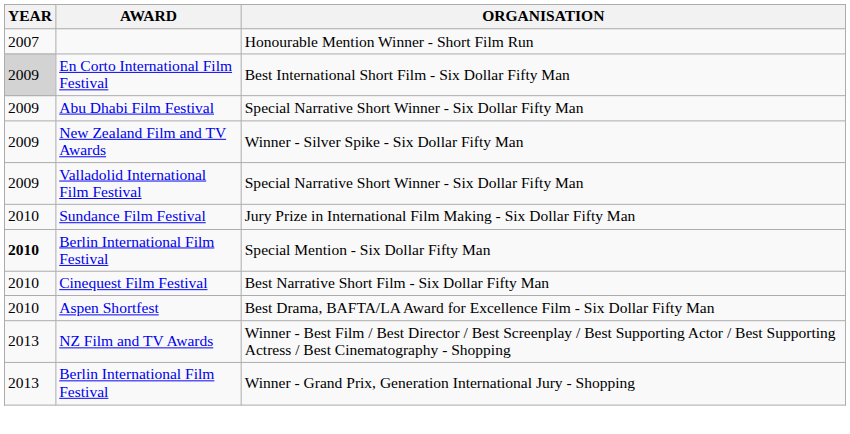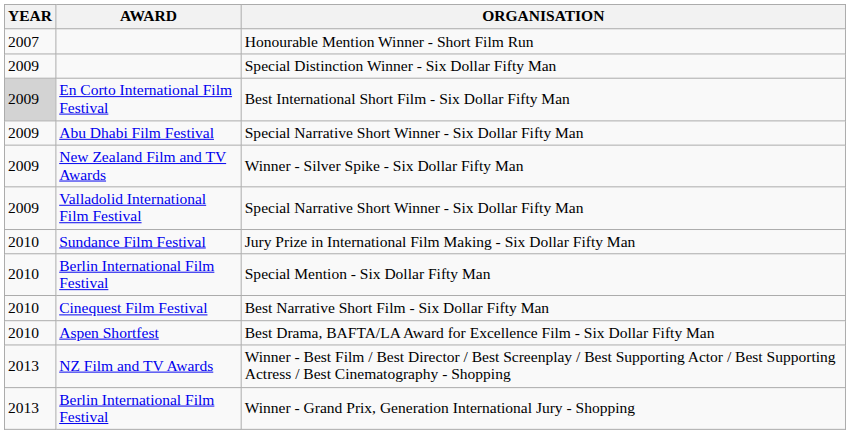+ row: (148, 66)
(24, 250) bold -> (24, 274) normal
